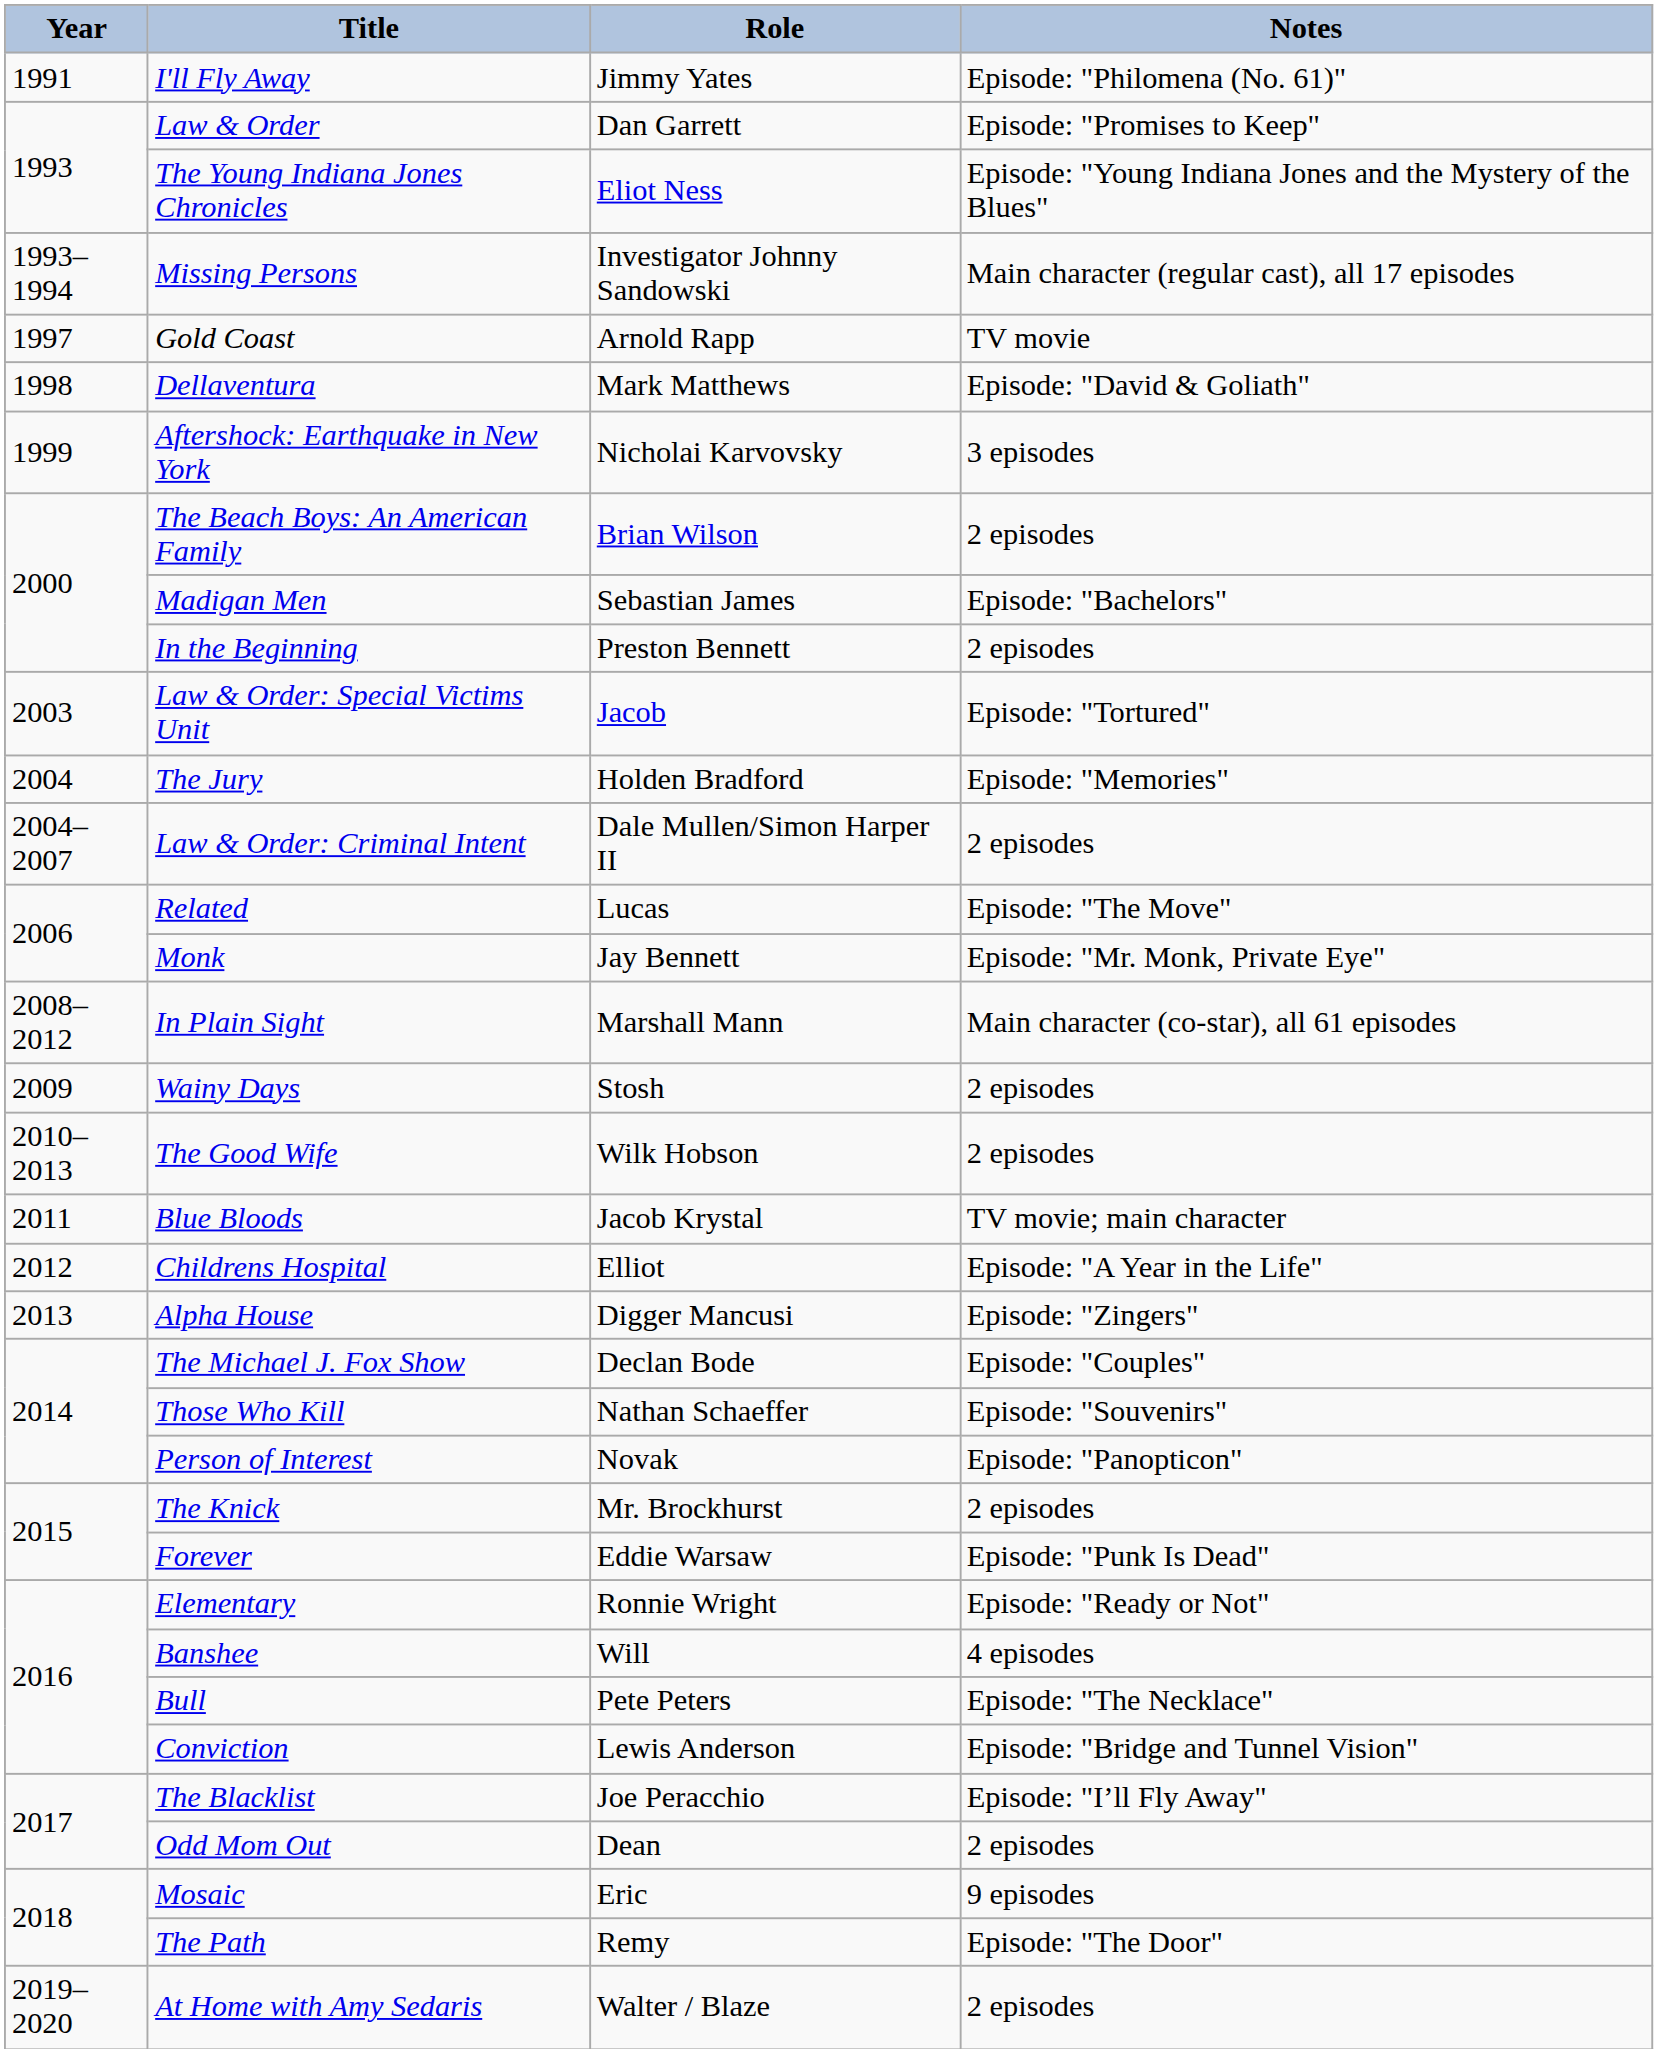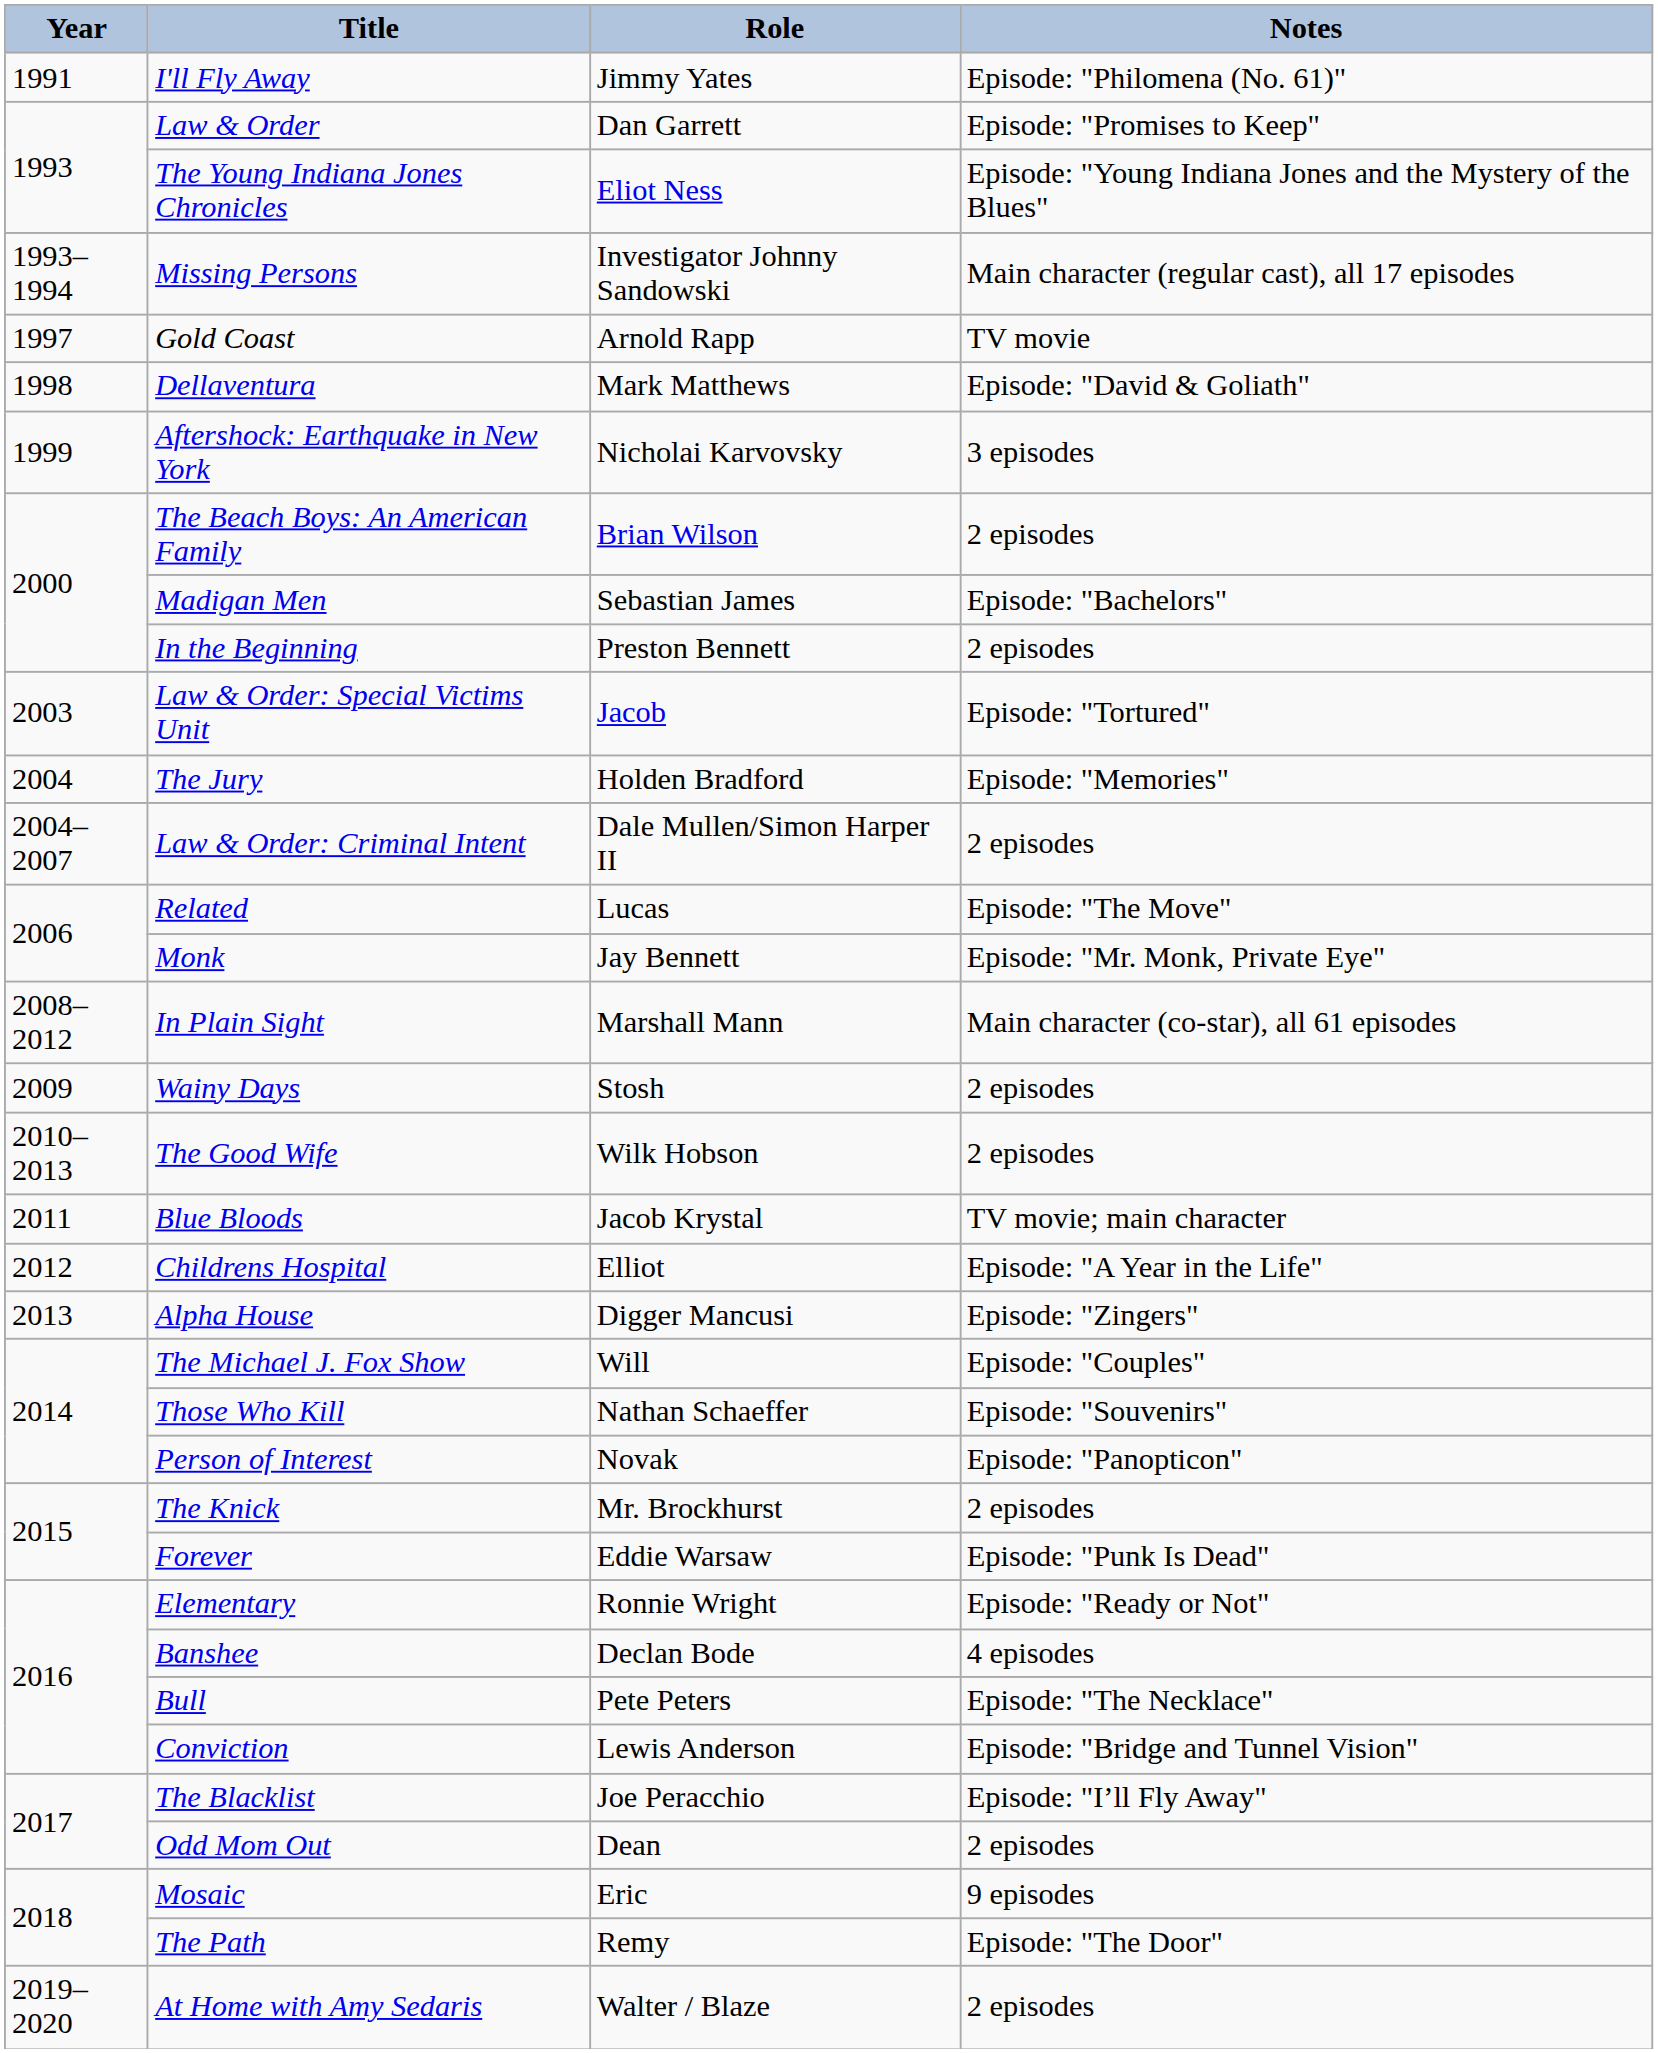(676, 1362) Declan Bode -> (623, 1362) Will
(623, 1652) Will -> (676, 1652) Declan Bode
